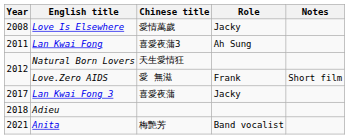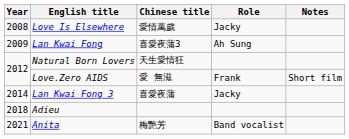(17, 44) 2011 -> (17, 44) 2009
(17, 94) 2017 -> (17, 94) 2014
